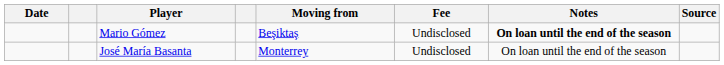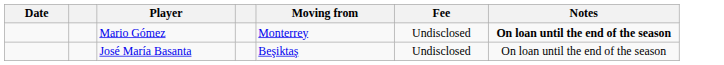- column: (699, 13)
(278, 32) Beşiktaş -> (283, 32) Monterrey
(283, 51) Monterrey -> (278, 51) Beşiktaş
